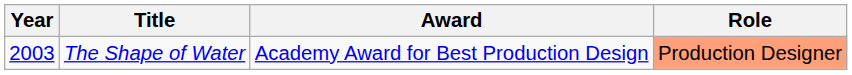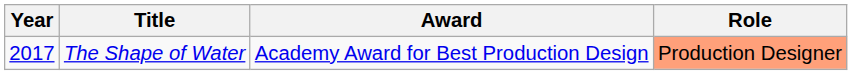(32, 52) 2003 -> (32, 52) 2017
